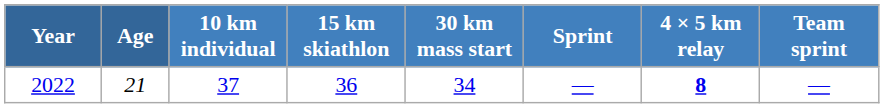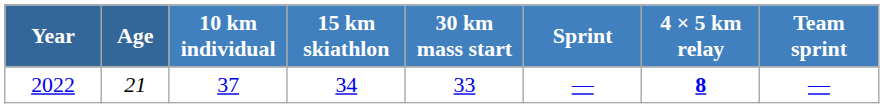(346, 84) 36 -> (346, 84) 34
(464, 84) 34 -> (464, 84) 33
